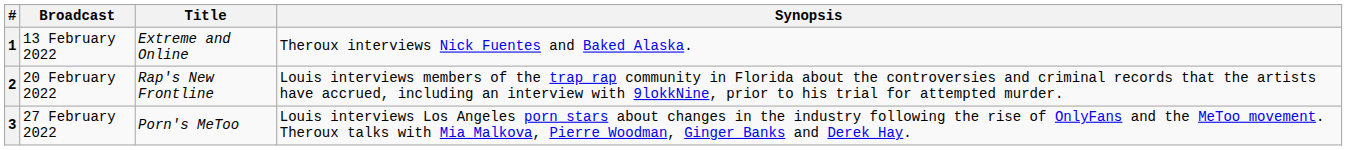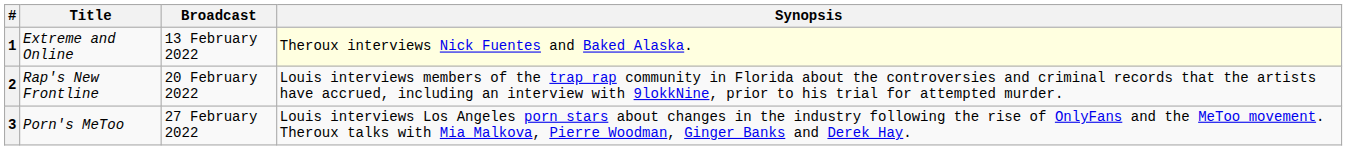columns swapped: (206, 16) <-> (77, 16)
(486, 47) no background -> (486, 47) lightyellow background
